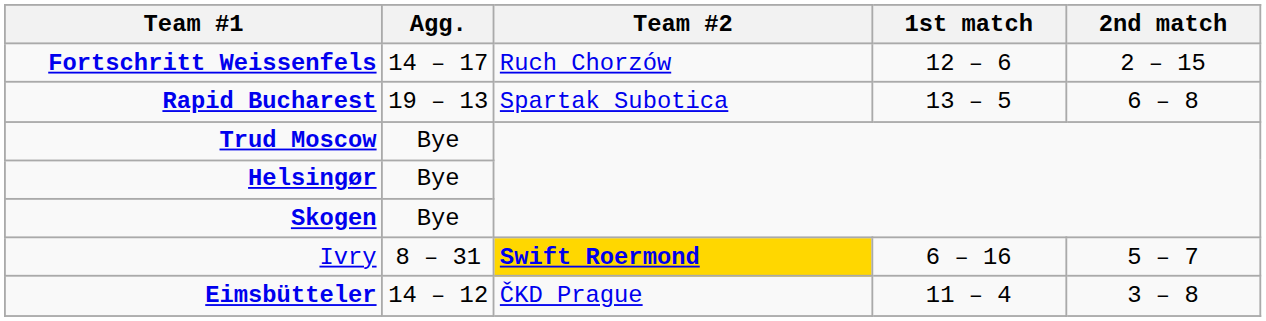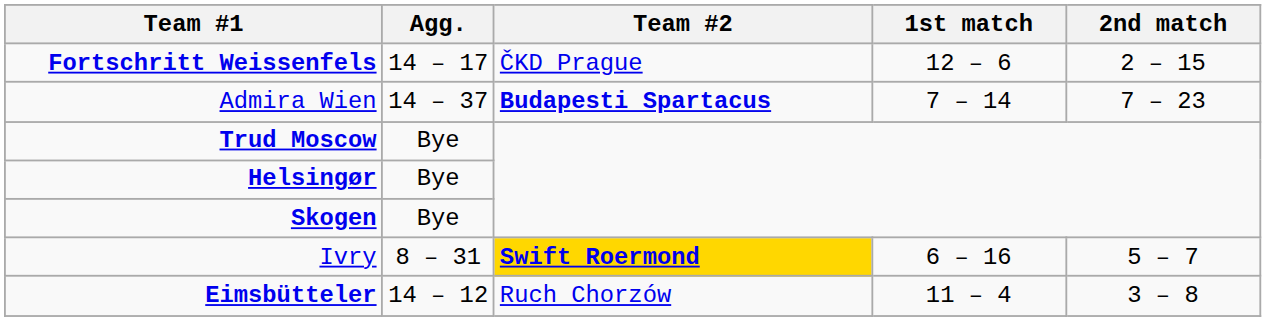(586, 63) Ruch Chorzów -> (571, 63) ČKD Prague
- row: (269, 102)
+ row: (298, 102)
(571, 296) ČKD Prague -> (586, 296) Ruch Chorzów
